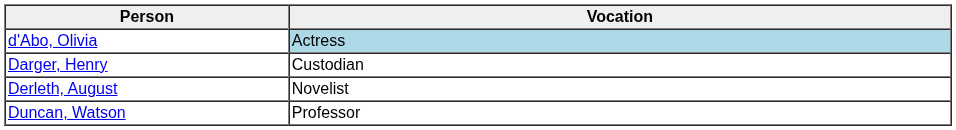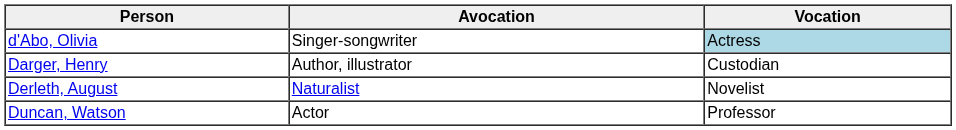+ column: (496, 16)
